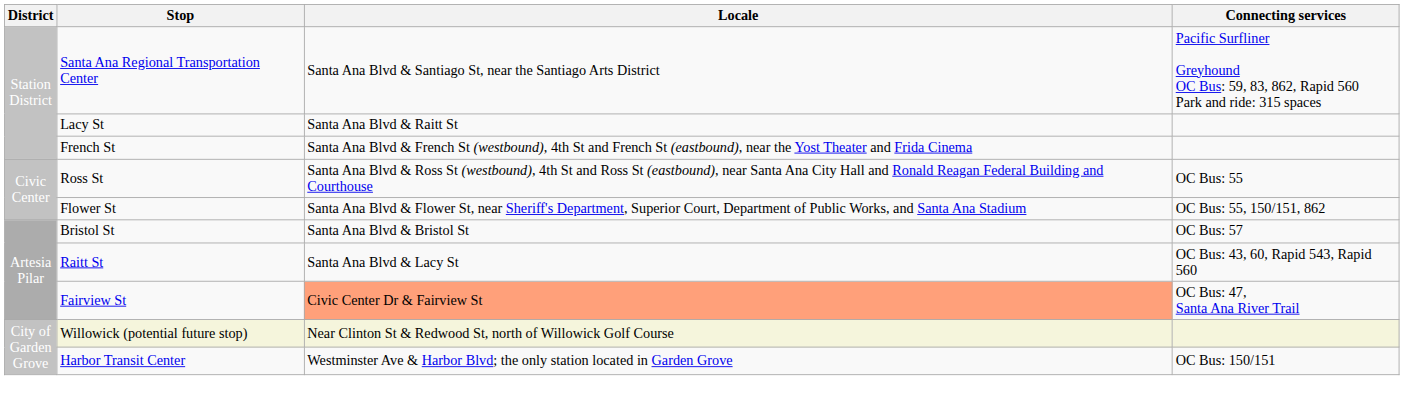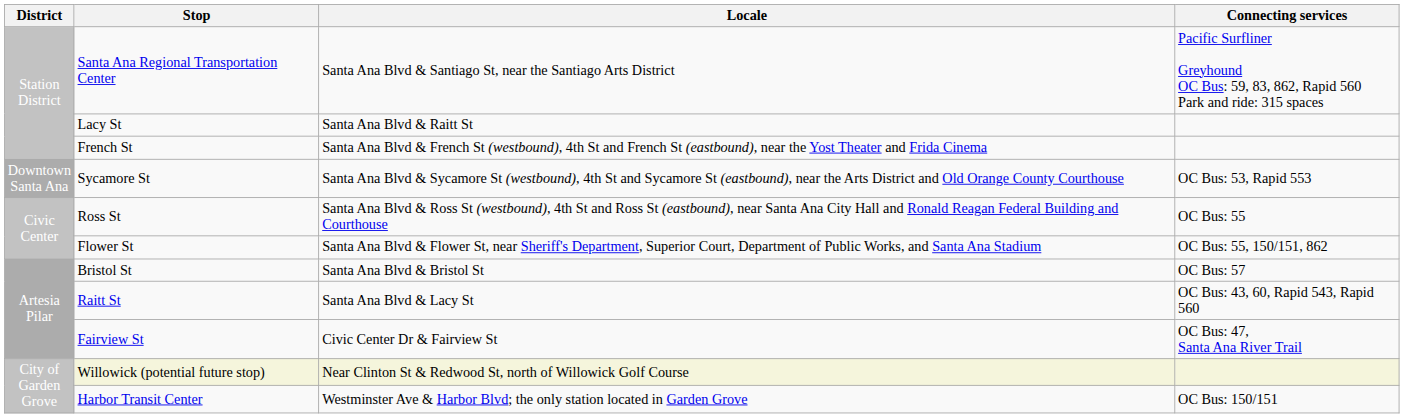+ row: (114, 178)
(395, 300) lightsalmon background -> (410, 339) no background
